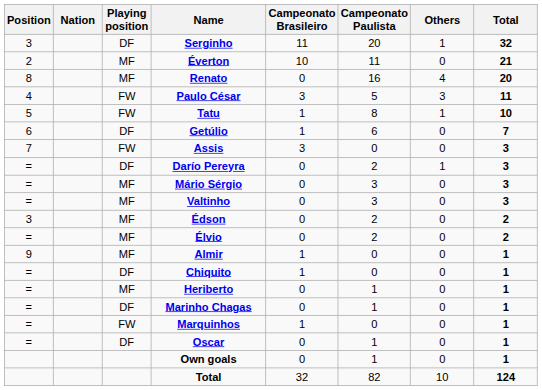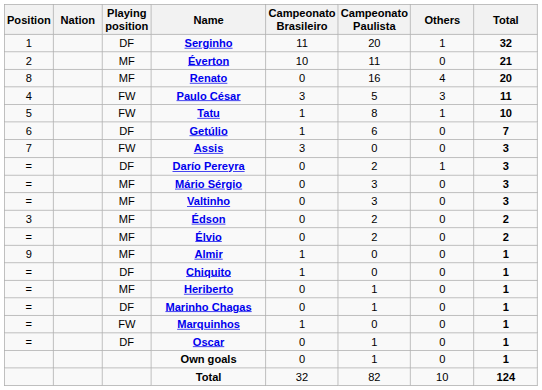(29, 43) 3 -> (29, 43) 1
